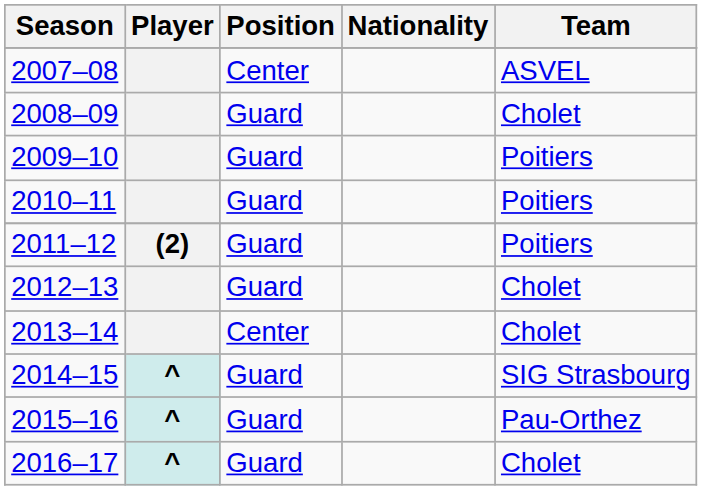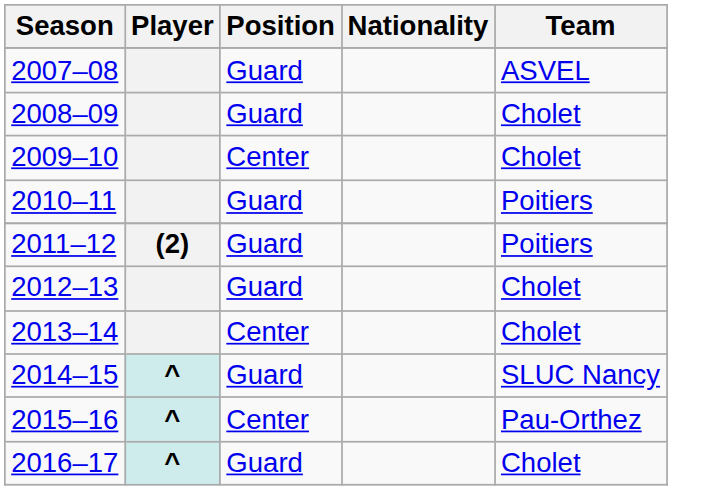(268, 69) Center -> (265, 69) Guard
(265, 157) Guard -> (268, 157) Center
(547, 157) Poitiers -> (541, 157) Cholet
(596, 375) SIG Strasbourg -> (581, 375) SLUC Nancy
(265, 419) Guard -> (268, 419) Center
